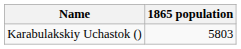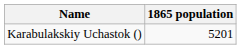(221, 34) 5803 -> (221, 34) 5201
